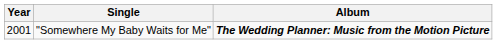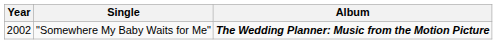(19, 30) 2001 -> (19, 30) 2002
